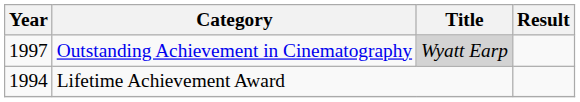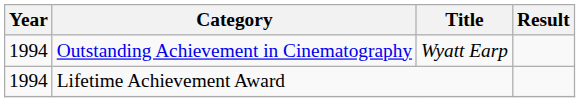(28, 50) 1997 -> (28, 50) 1994
(465, 50) lightgrey background -> (465, 50) no background
